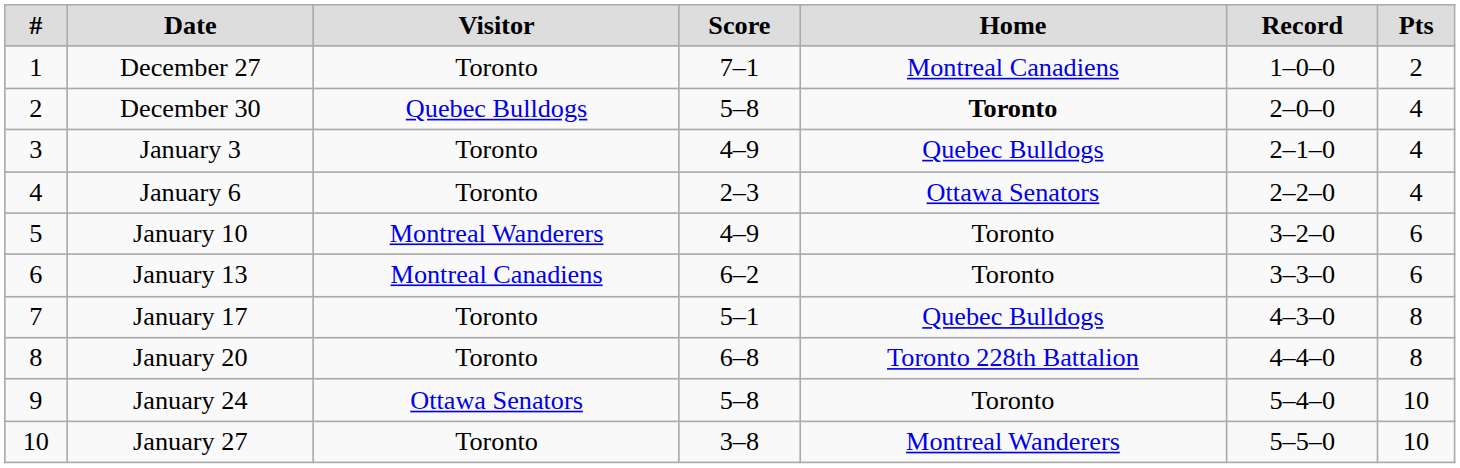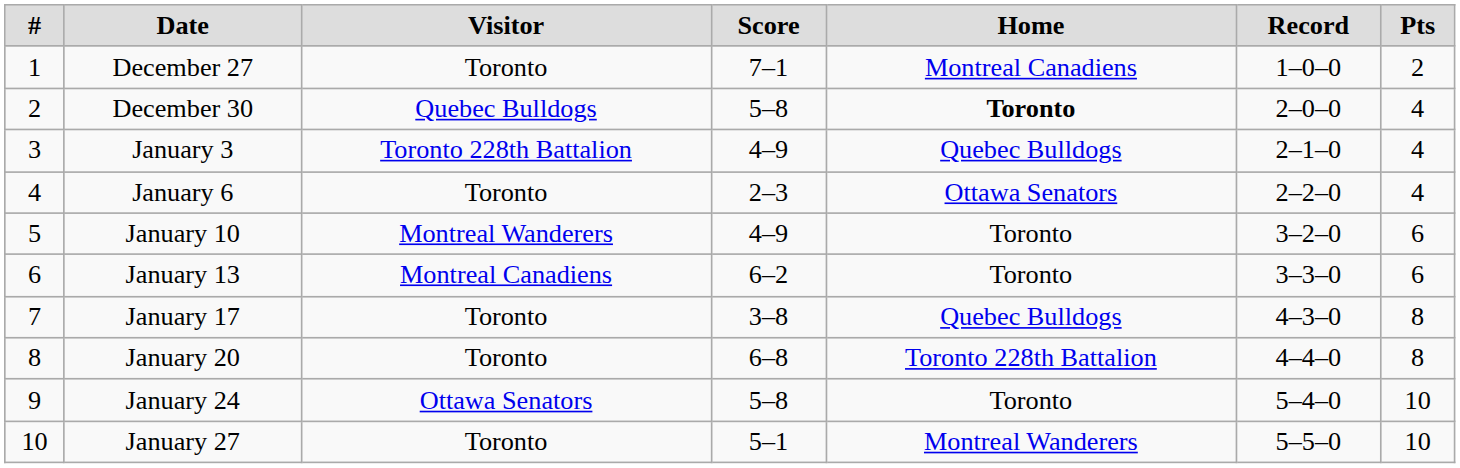(497, 150) Toronto -> (506, 150) Toronto 228th Battalion
(739, 316) 5–1 -> (768, 316) 3–8
(739, 441) 3–8 -> (768, 441) 5–1
